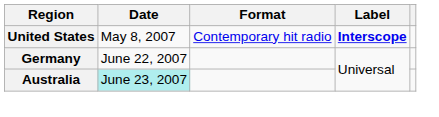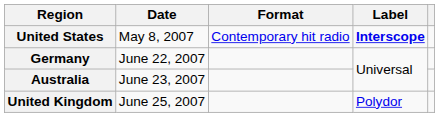(144, 79) paleturquoise background -> (162, 79) no background
+ row: (60, 101)
